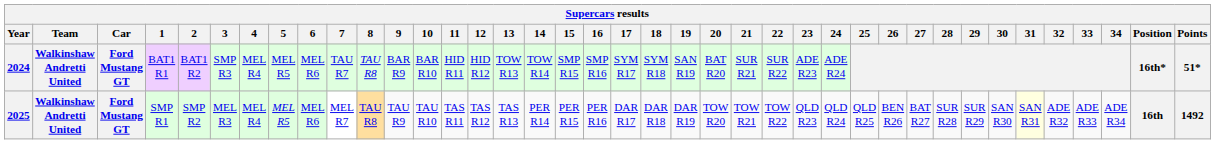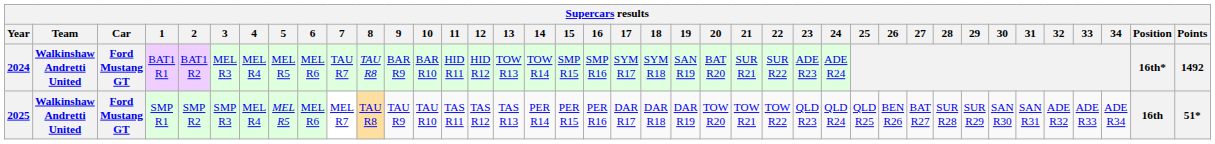(225, 67) SMP R3 -> (225, 67) MEL R3
(1192, 67) 51* -> (1192, 67) 1492
(225, 115) MEL R3 -> (225, 115) SMP R3
(1030, 115) lightyellow background -> (1030, 115) no background
(1192, 115) 1492 -> (1192, 115) 51*
